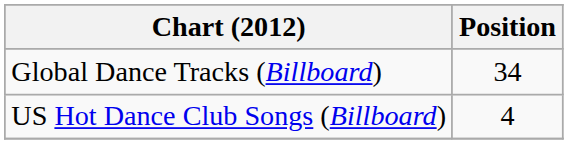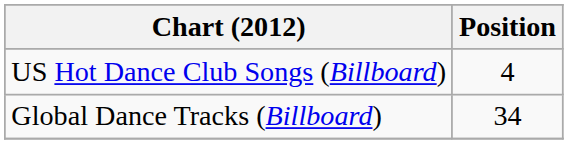rows swapped: (229, 116) <-> (197, 71)
